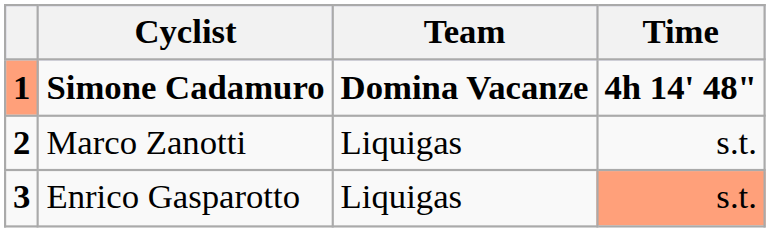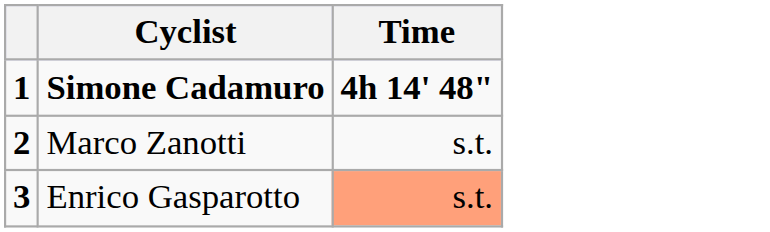- column: (465, 32)
(22, 87) lightsalmon background -> (22, 87) no background
